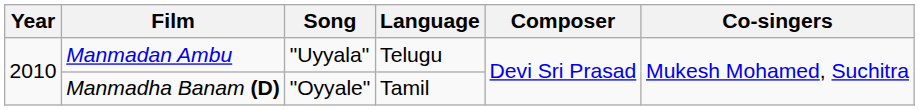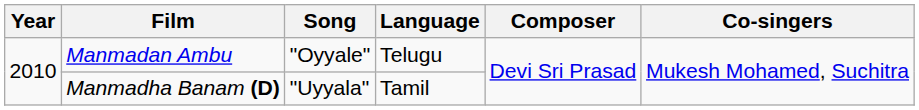(329, 54) "Uyyala" -> (330, 54) "Oyyale"
(330, 88) "Oyyale" -> (329, 88) "Uyyala"
